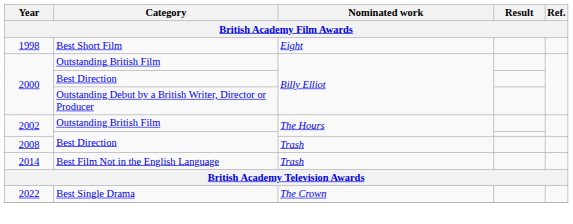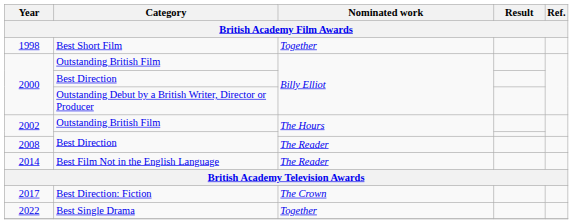(292, 45) Eight -> (299, 45) Together
(292, 144) Trash -> (304, 144) The Reader
(292, 161) Trash -> (304, 161) The Reader
+ row: (29, 194)
(303, 194) The Crown -> (299, 210) Together
